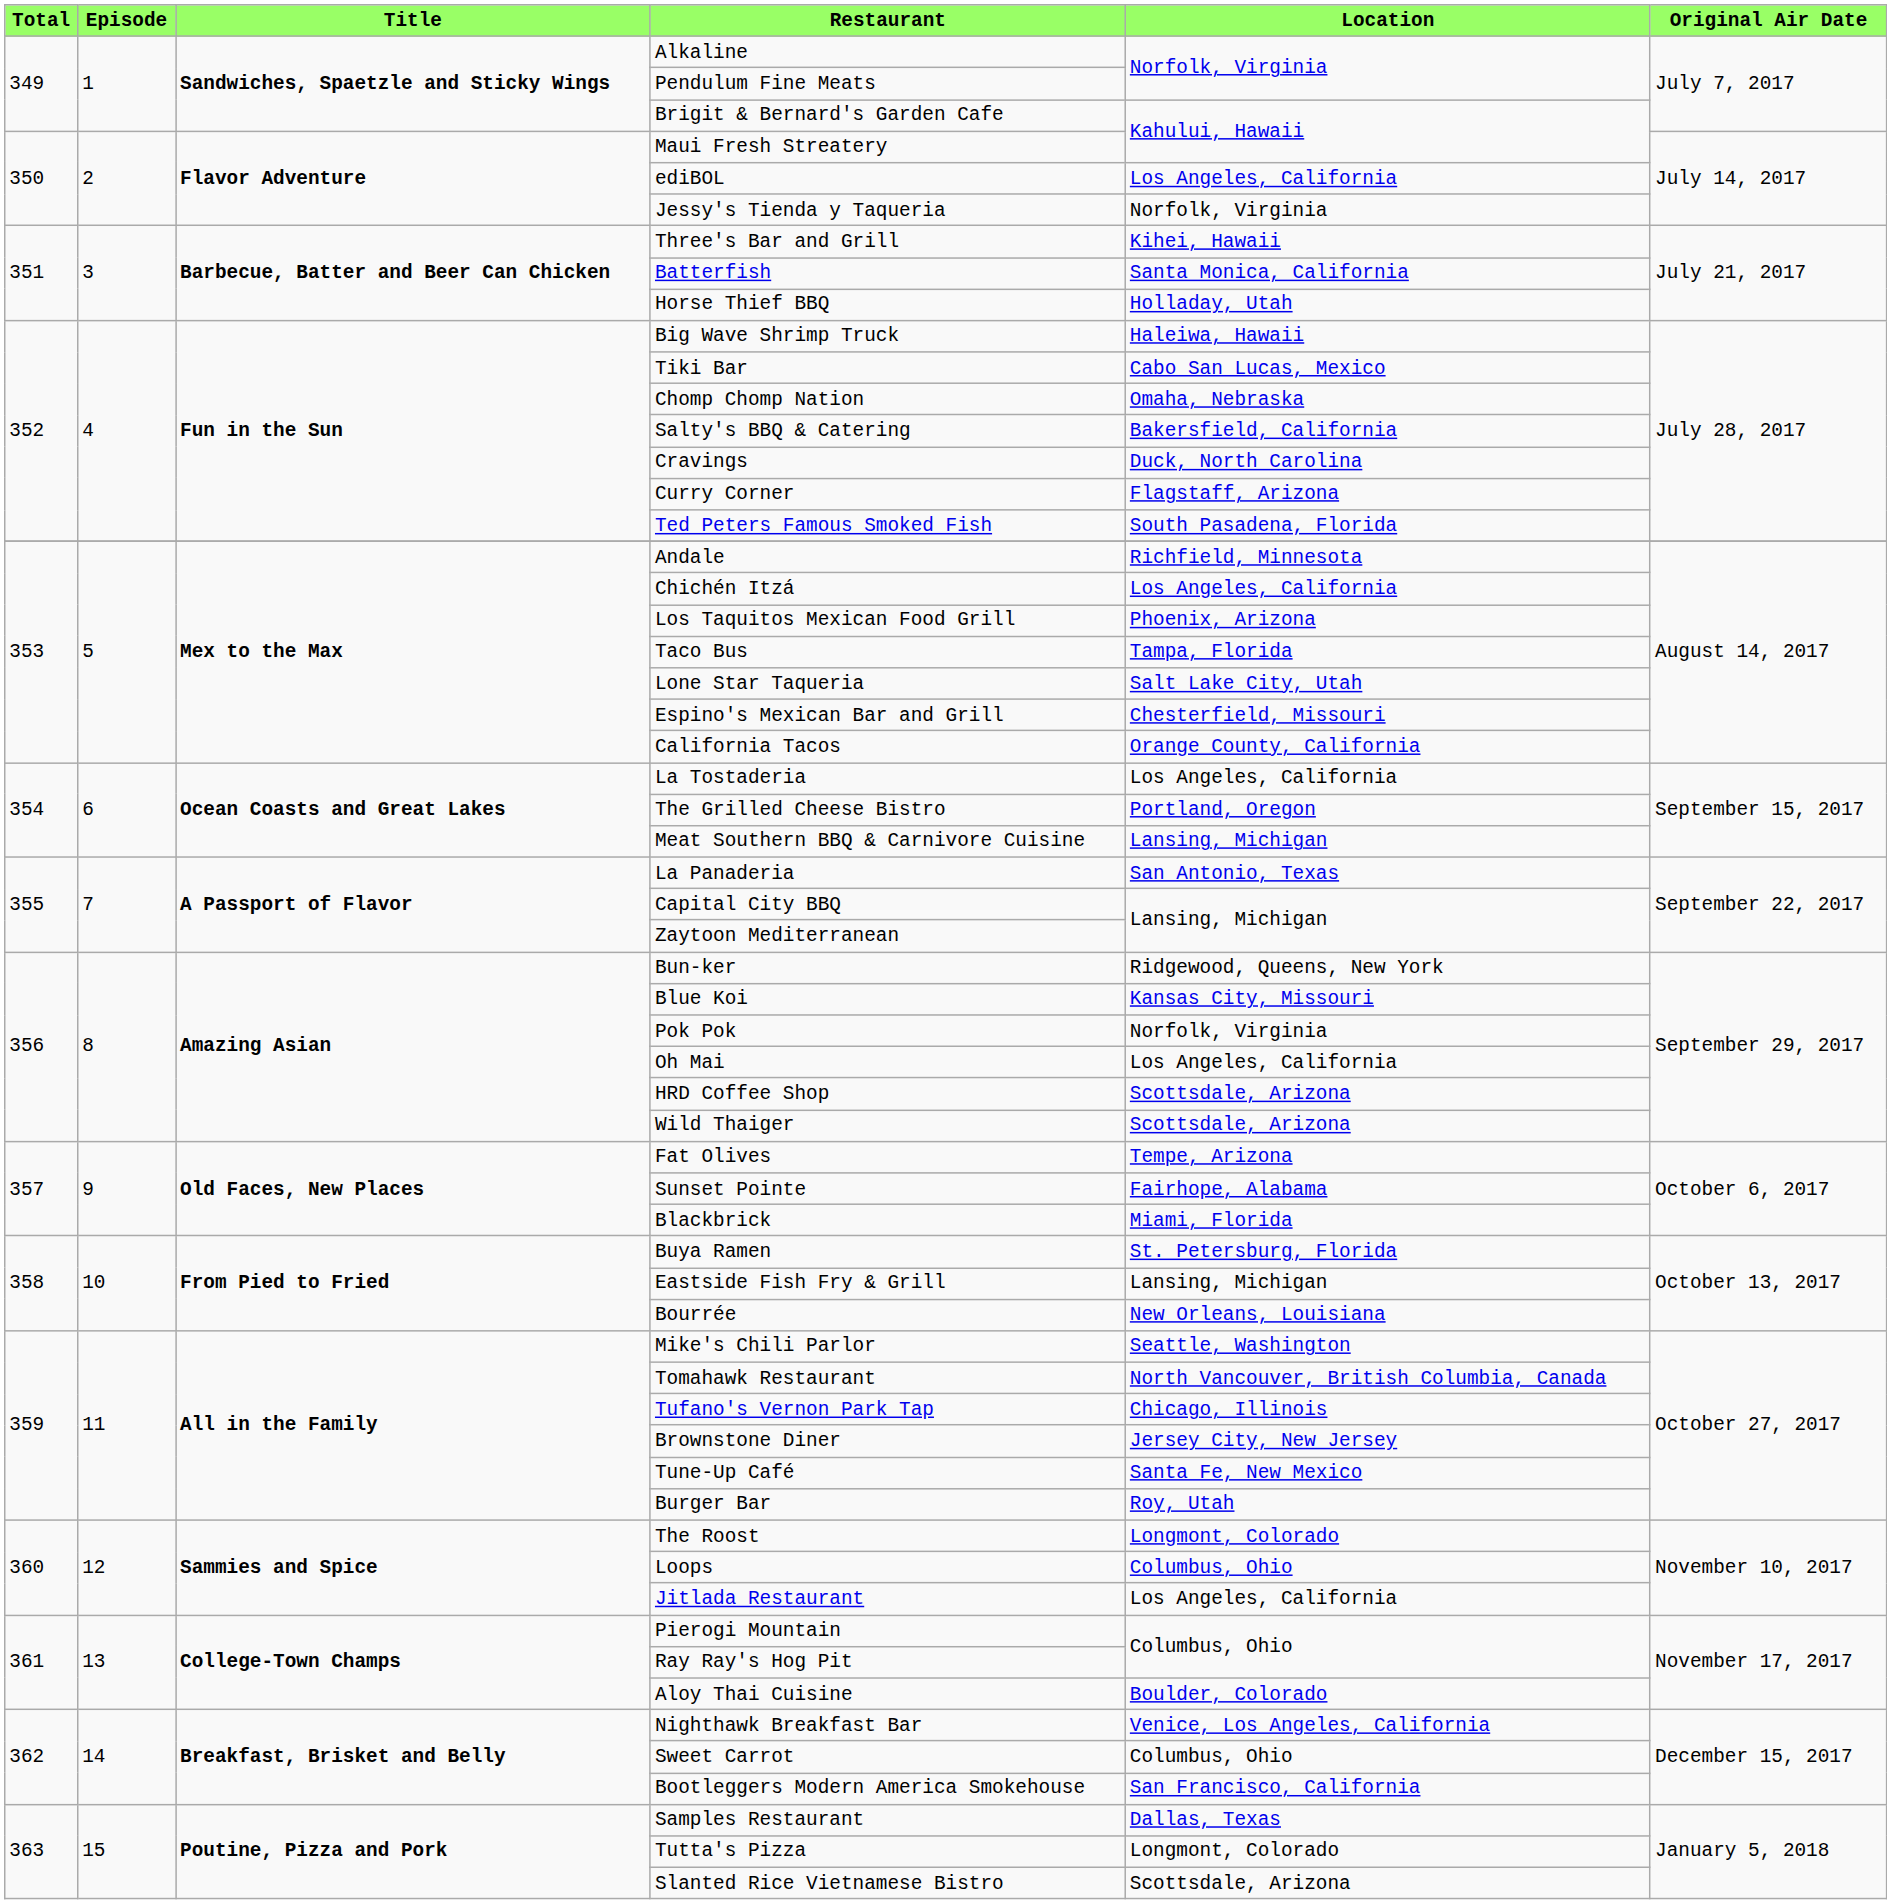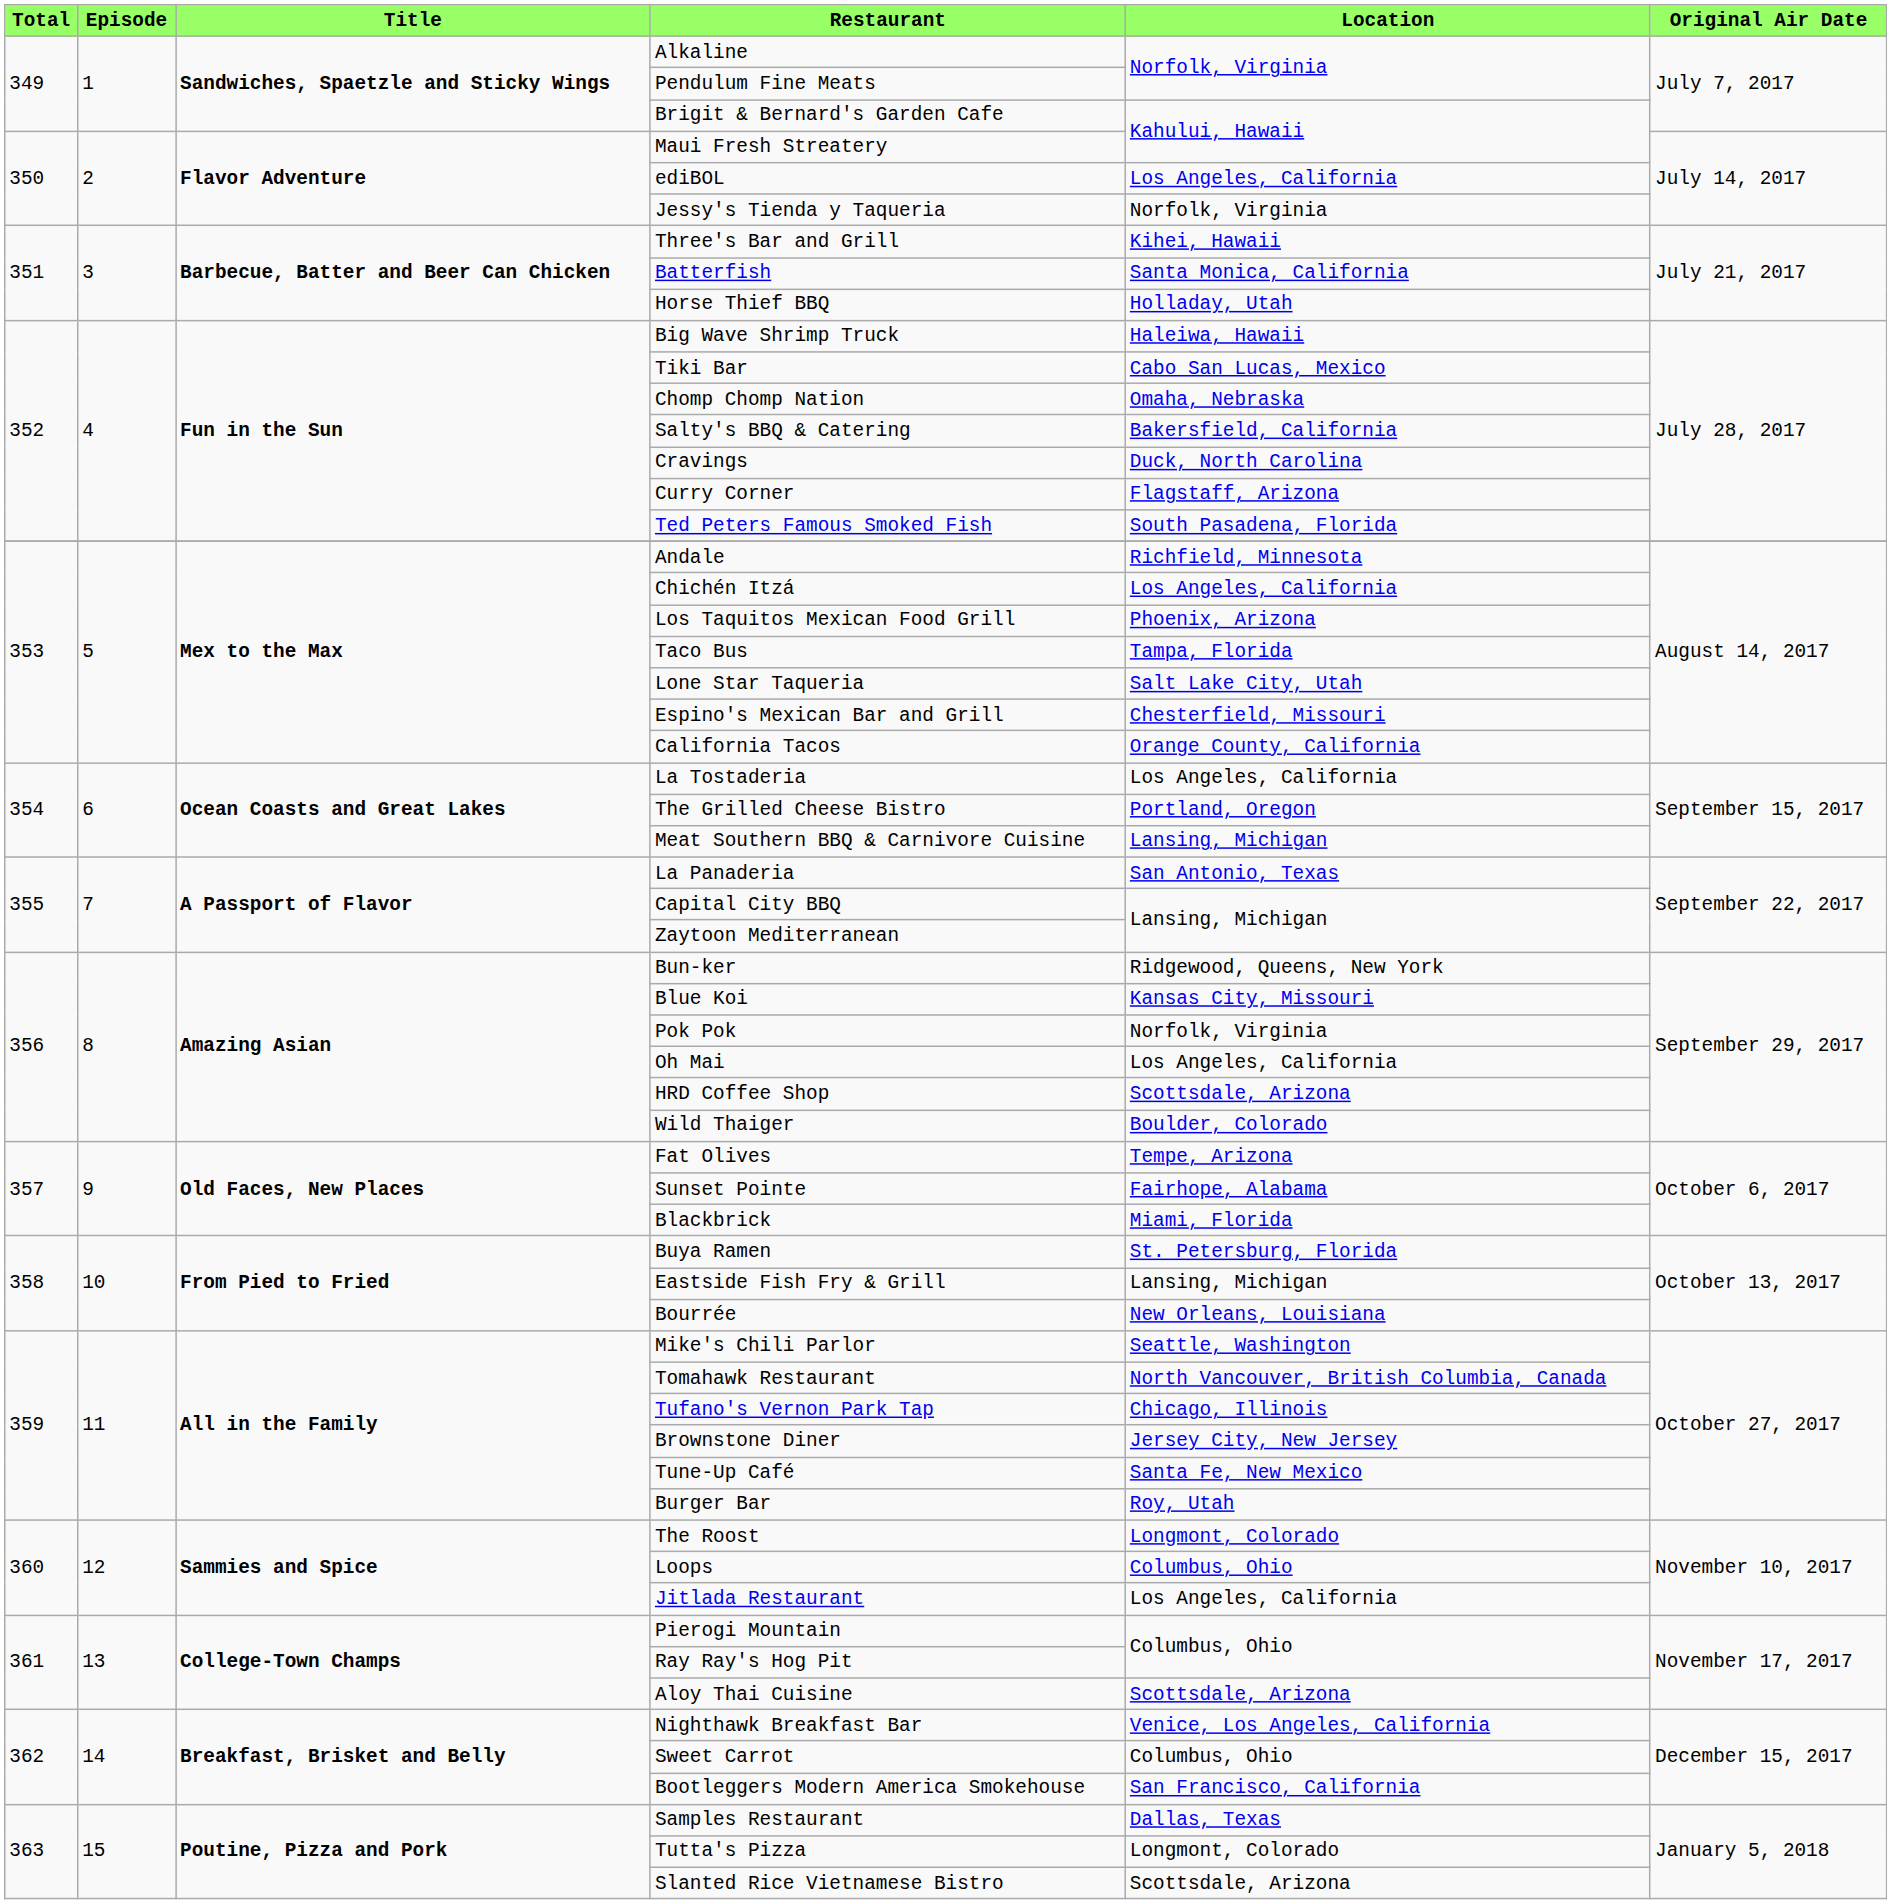(1240, 1125) Scottsdale, Arizona -> (1229, 1125) Boulder, Colorado
(1229, 1694) Boulder, Colorado -> (1240, 1694) Scottsdale, Arizona
